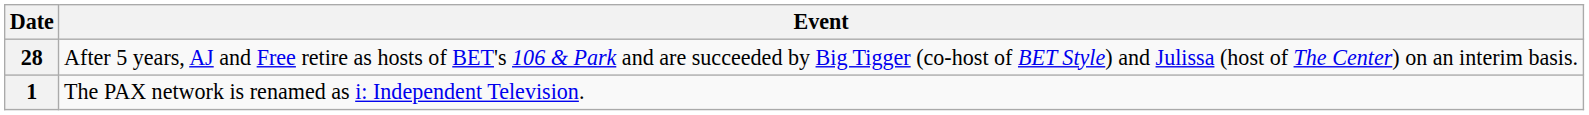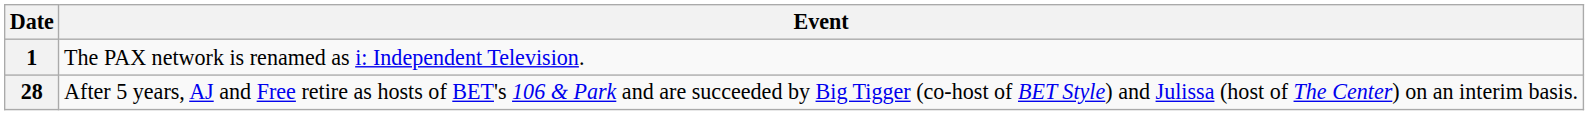rows swapped: (32, 92) <-> (32, 57)
